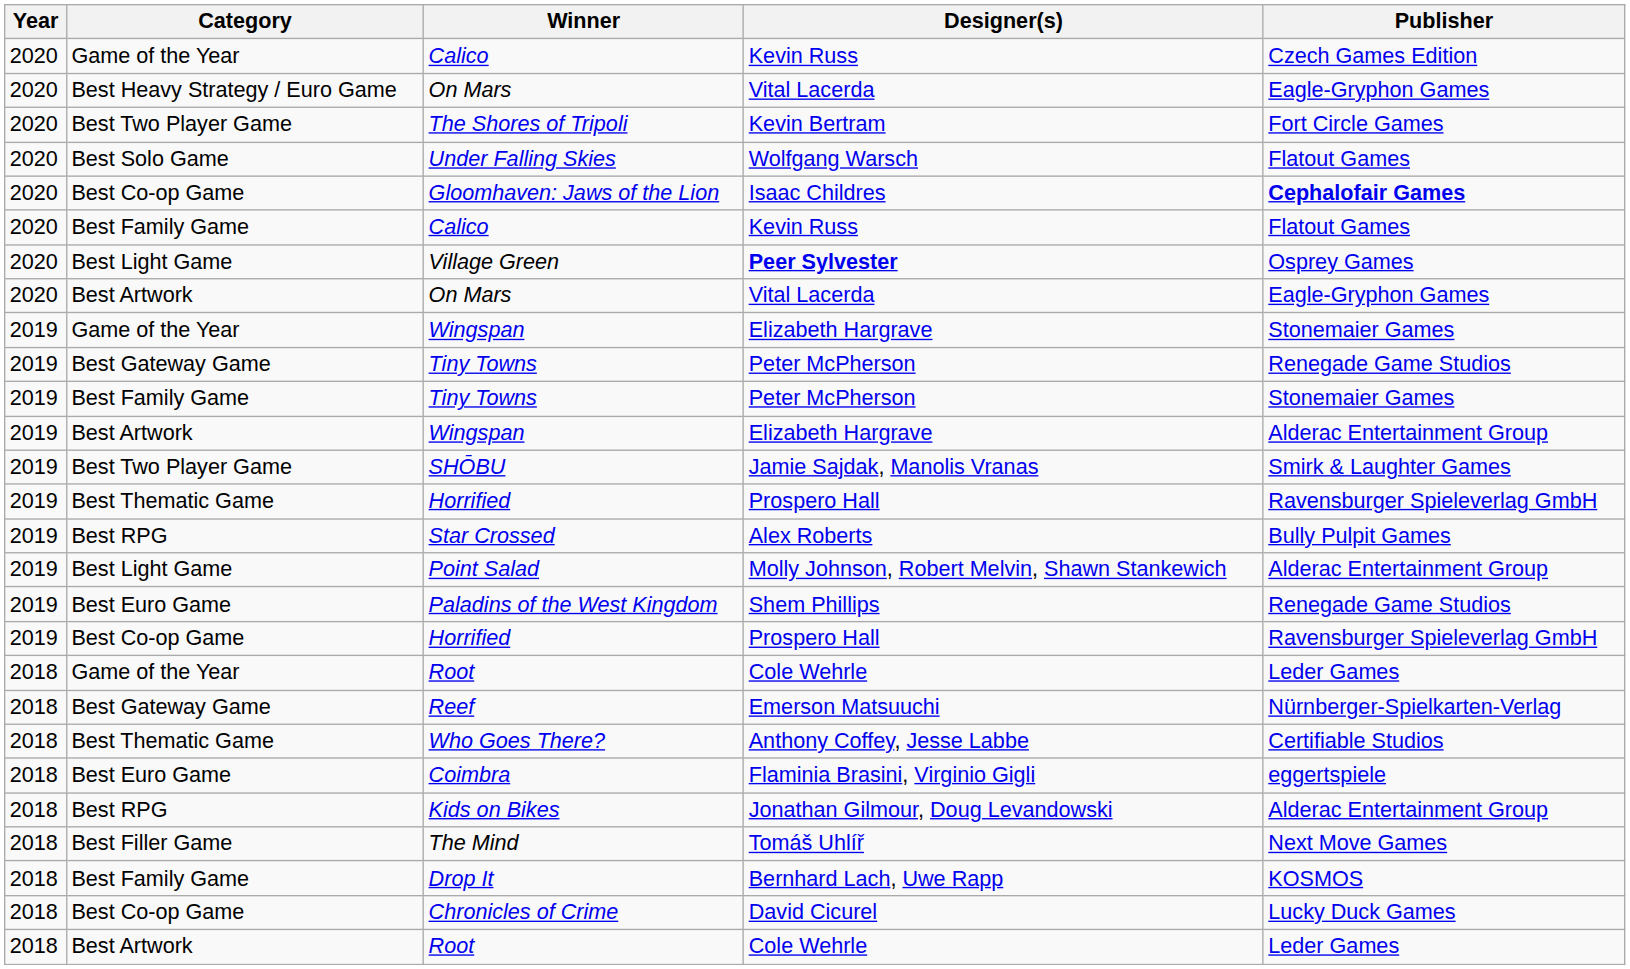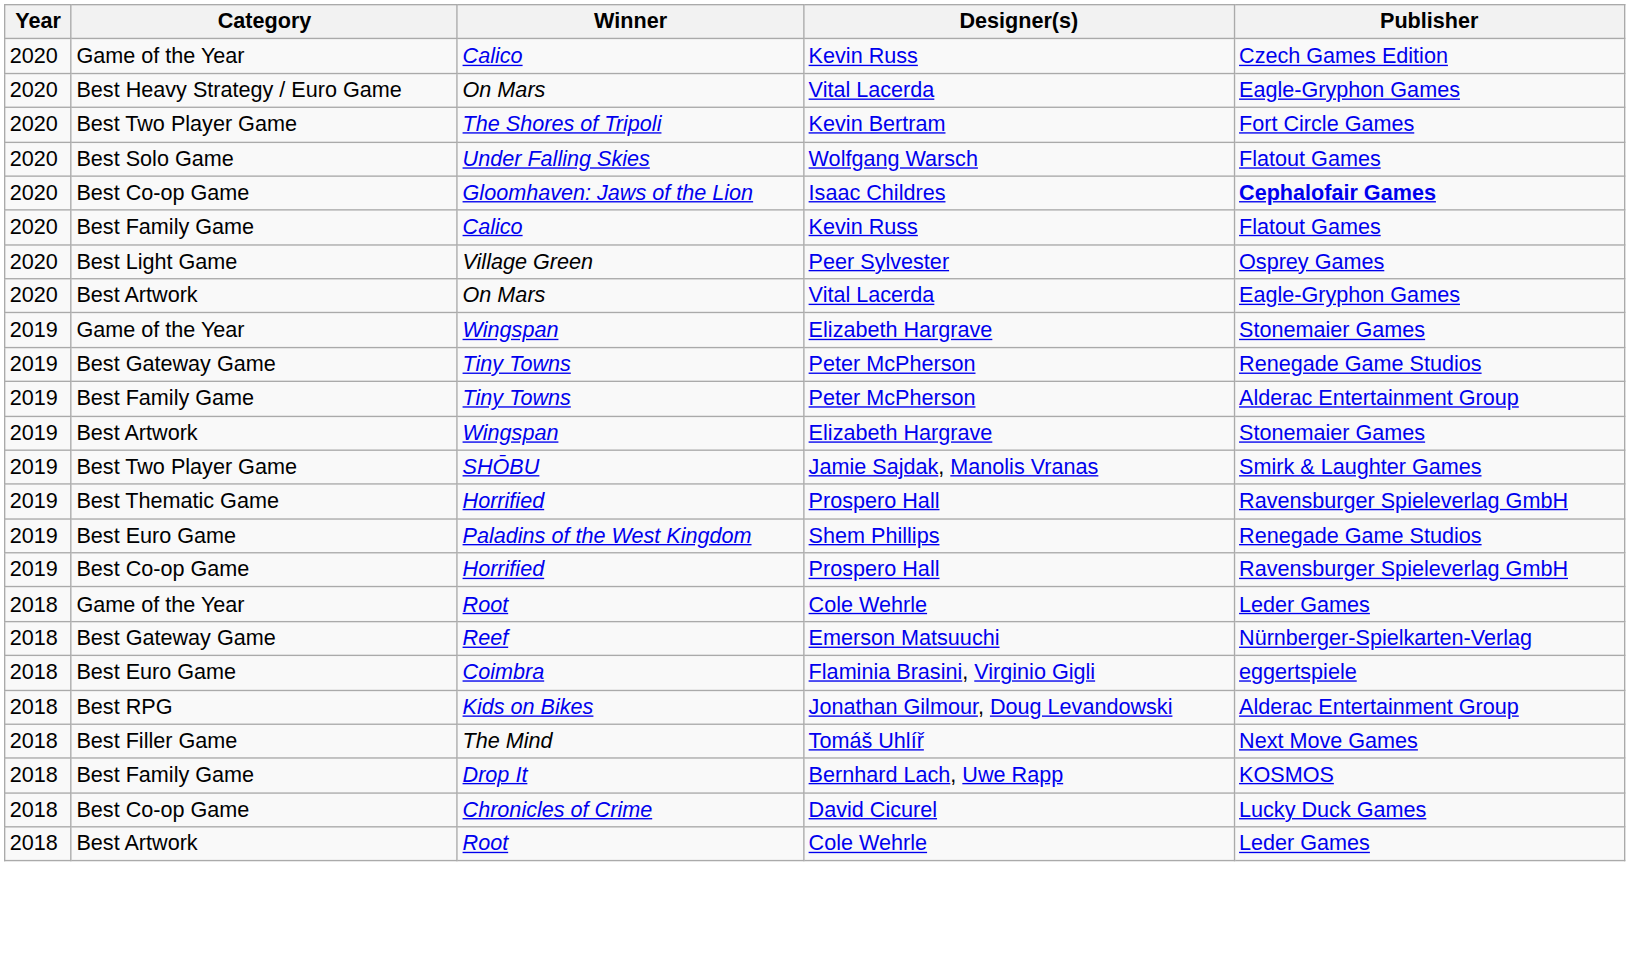(823, 261) bold -> (879, 261) normal
(1361, 398) Stonemaier Games -> (1379, 398) Alderac Entertainment Group
(1408, 432) Alderac Entertainment Group -> (1332, 432) Stonemaier Games
- row: (119, 535)
- row: (152, 569)
- row: (173, 741)
